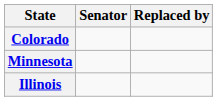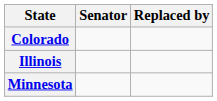rows swapped: (40, 84) <-> (40, 61)
